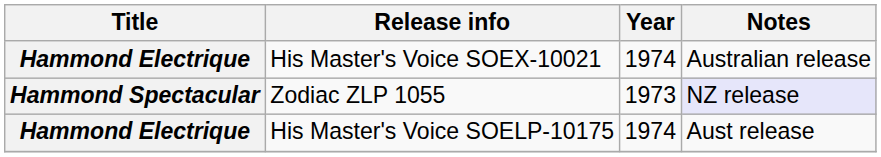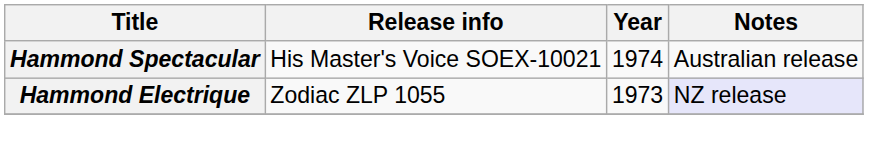(135, 59) Hammond Electrique -> (135, 59) Hammond Spectacular
(135, 95) Hammond Spectacular -> (135, 95) Hammond Electrique
- row: (442, 132)
